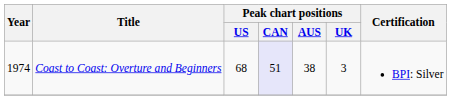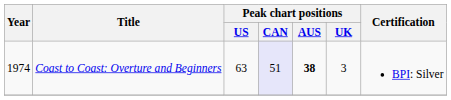(241, 68) 68 -> (241, 68) 63
(309, 68) normal -> (309, 68) bold
